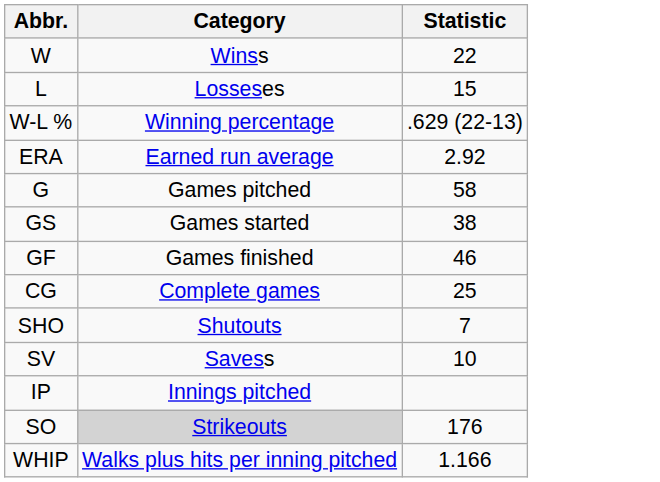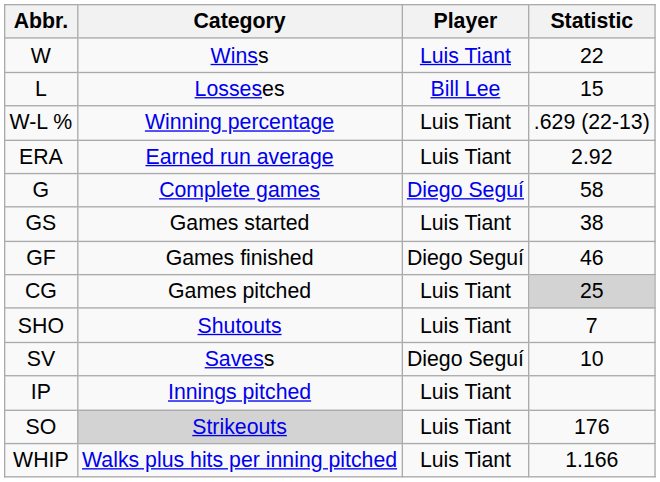+ column: (465, 21)
(240, 190) Games pitched -> (240, 190) Complete games
(240, 291) Complete games -> (240, 291) Games pitched
(465, 291) no background -> (592, 291) lightgrey background
